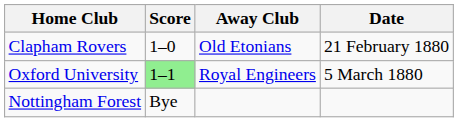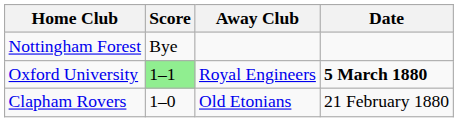rows swapped: (68, 46) <-> (75, 102)
(373, 74) normal -> (376, 74) bold
